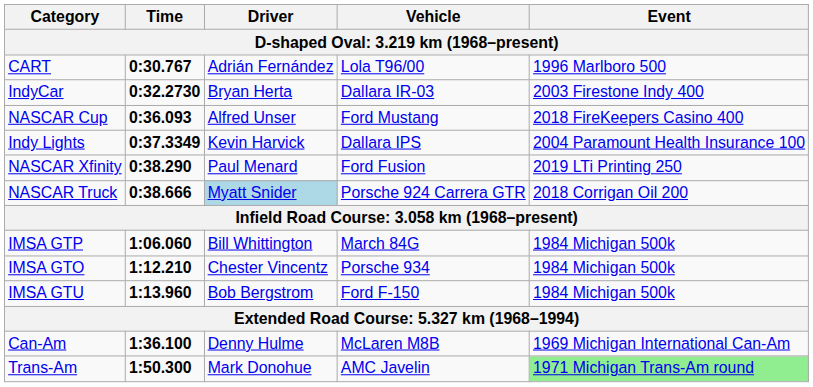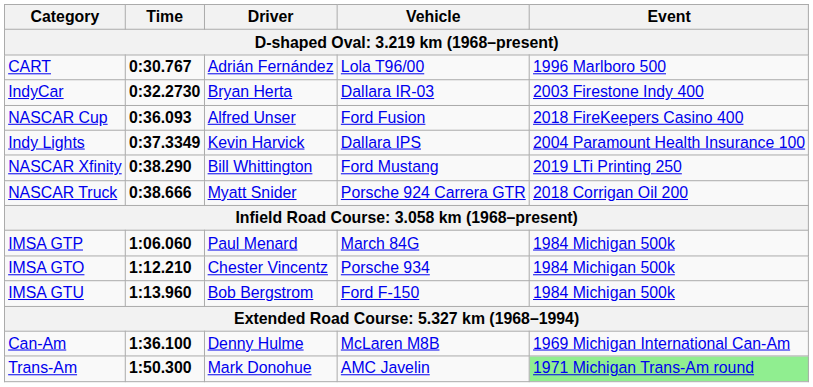(390, 117) Ford Mustang -> (383, 117) Ford Fusion
(253, 167) Paul Menard -> (260, 167) Bill Whittington
(383, 167) Ford Fusion -> (390, 167) Ford Mustang
(252, 192) lightblue background -> (252, 192) no background
(260, 243) Bill Whittington -> (253, 243) Paul Menard
